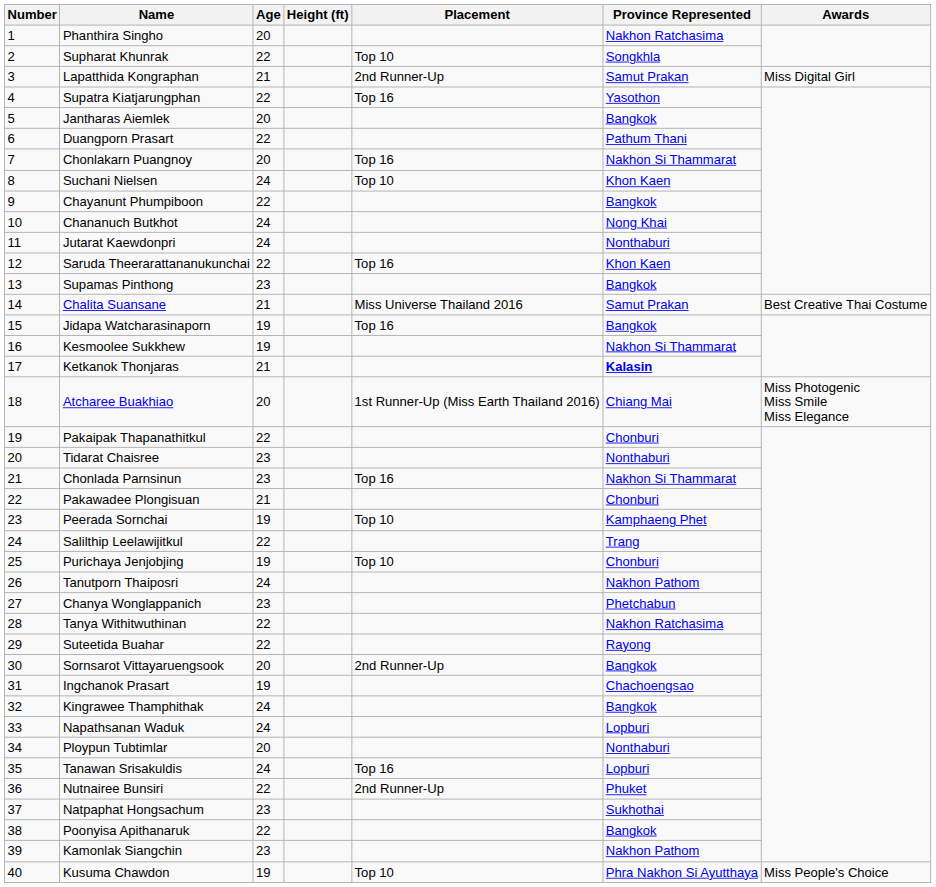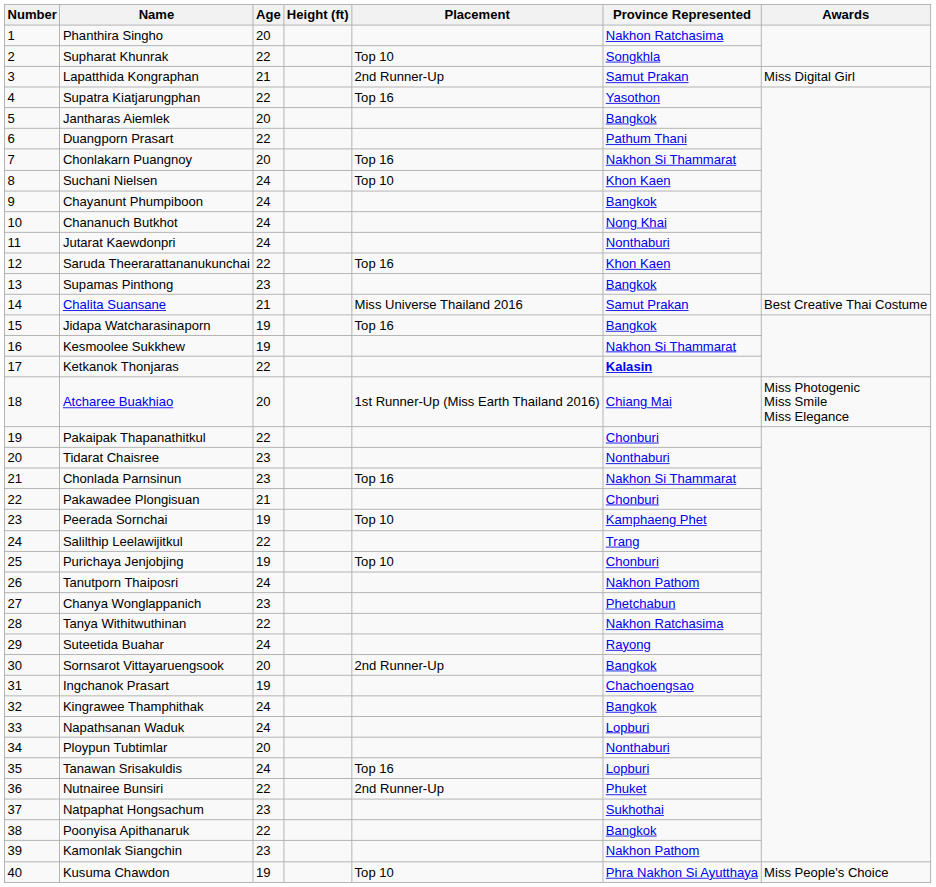(263, 201) 22 -> (263, 201) 24
(263, 367) 21 -> (263, 367) 22
(263, 644) 22 -> (263, 644) 24
